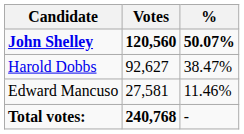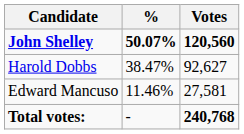columns swapped: (151, 16) <-> (209, 16)
